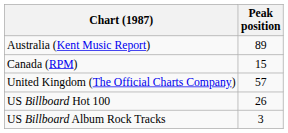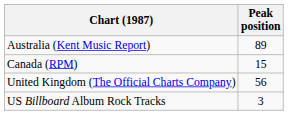(261, 82) 57 -> (261, 82) 56
- row: (59, 100)
